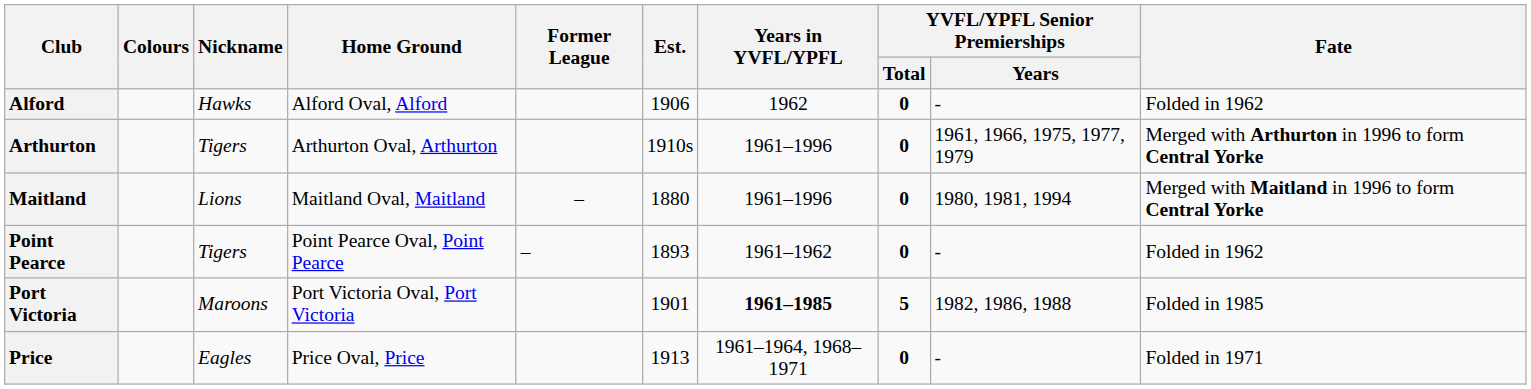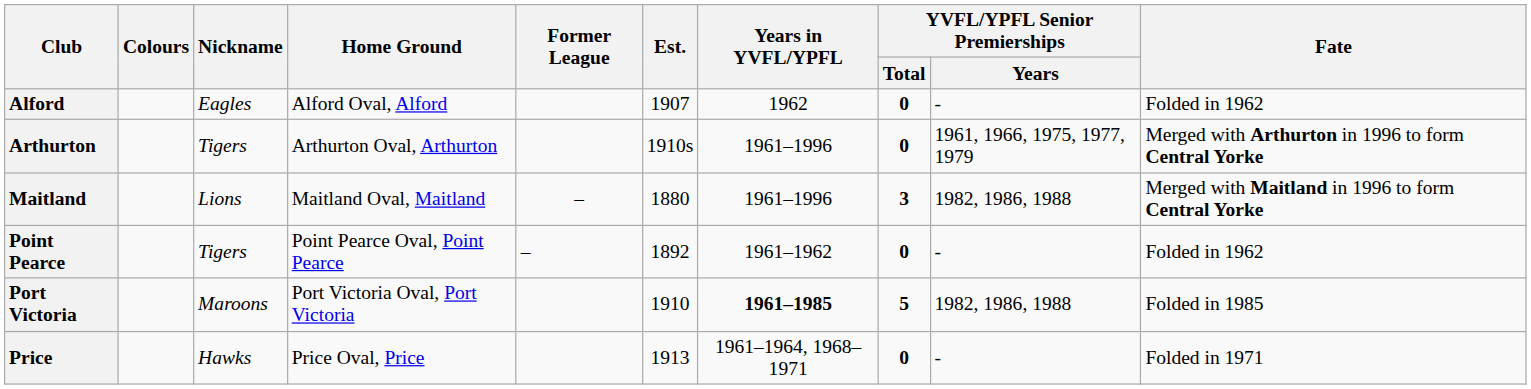(225, 103) Hawks -> (225, 103) Eagles
(670, 103) 1906 -> (670, 103) 1907
(904, 198) 0 -> (904, 198) 3
(1003, 198) 1980, 1981, 1994 -> (1003, 198) 1982, 1986, 1988
(670, 251) 1893 -> (670, 251) 1892
(670, 304) 1901 -> (670, 304) 1910
(225, 357) Eagles -> (225, 357) Hawks
